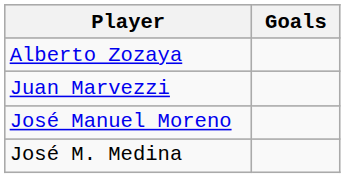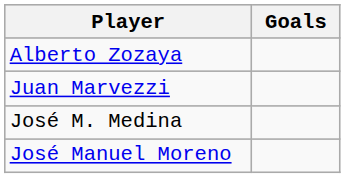rows swapped: (121, 122) <-> (96, 155)
